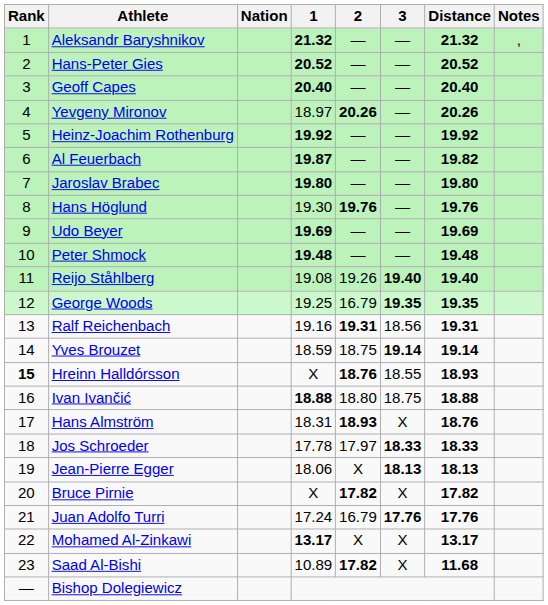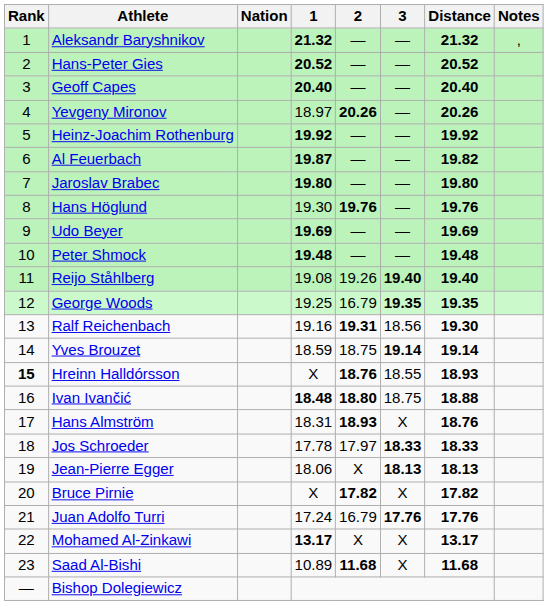(460, 326) 19.31 -> (460, 326) 19.30
(313, 398) 18.88 -> (313, 398) 18.48
(358, 398) normal -> (358, 398) bold
(358, 565) 17.82 -> (358, 565) 11.68
